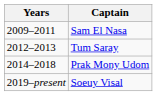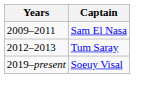- row: (110, 64)
